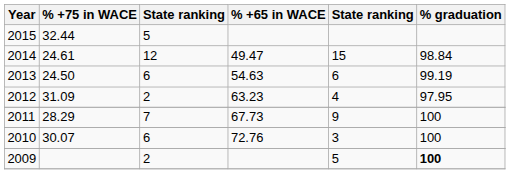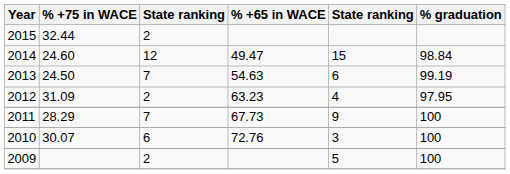(146, 35) 5 -> (146, 35) 2
(58, 55) 24.61 -> (58, 55) 24.60
(146, 76) 6 -> (146, 76) 7
(431, 158) bold -> (431, 158) normal
